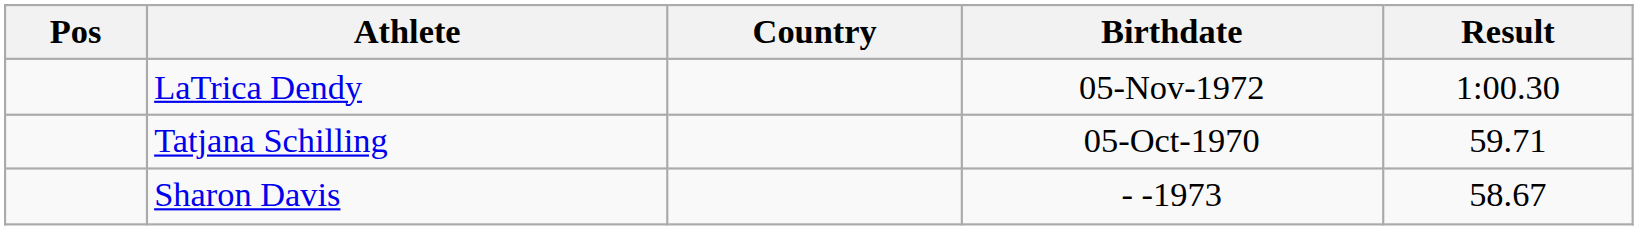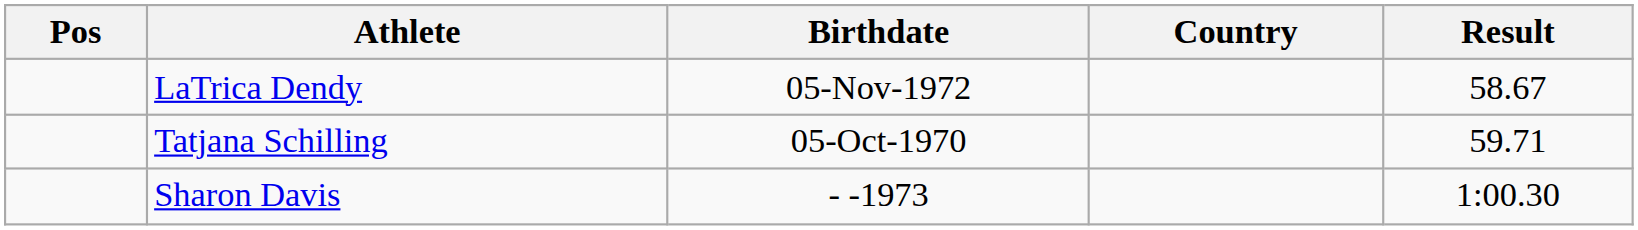columns swapped: (815, 31) <-> (1172, 31)
(1508, 86) 1:00.30 -> (1508, 86) 58.67
(1508, 195) 58.67 -> (1508, 195) 1:00.30
